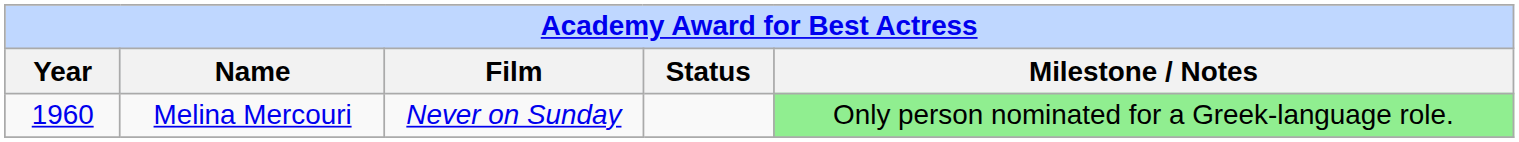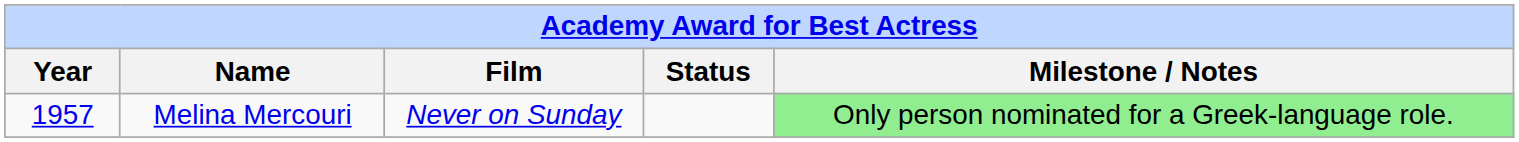(63, 114) 1960 -> (63, 114) 1957
